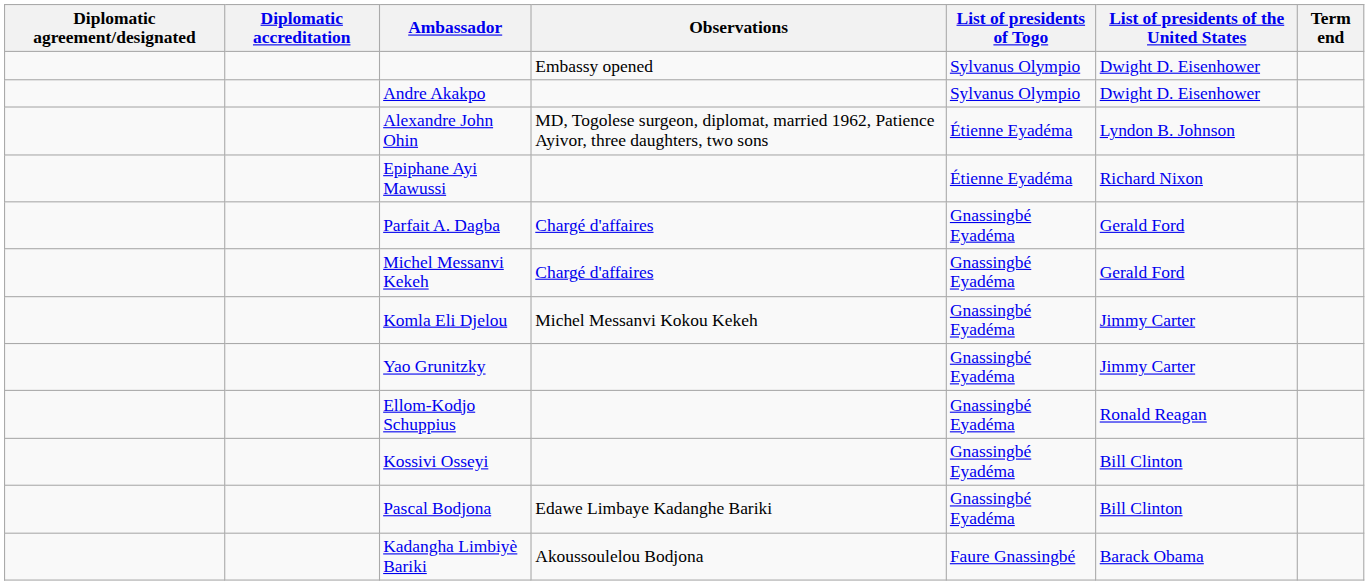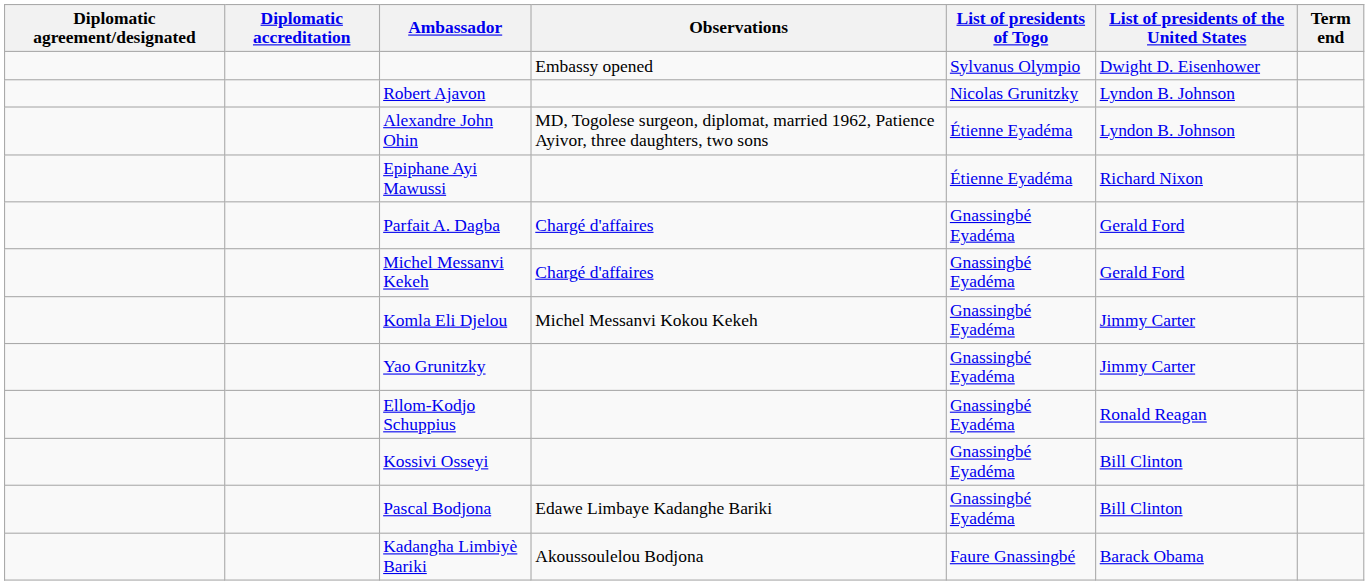- row: (434, 93)
+ row: (434, 93)
